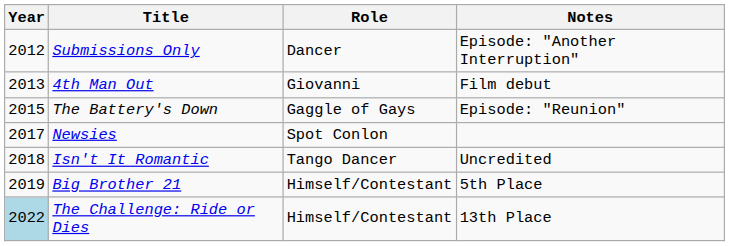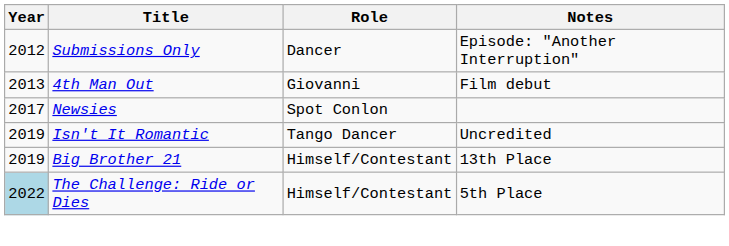- row: (135, 110)
(27, 160) 2018 -> (27, 135) 2019
(501, 185) 5th Place -> (506, 160) 13th Place
(506, 219) 13th Place -> (501, 194) 5th Place
